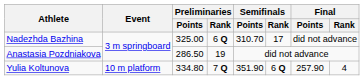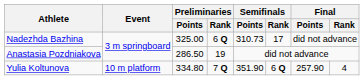(250, 40) 310.70 -> (250, 40) 310.73
